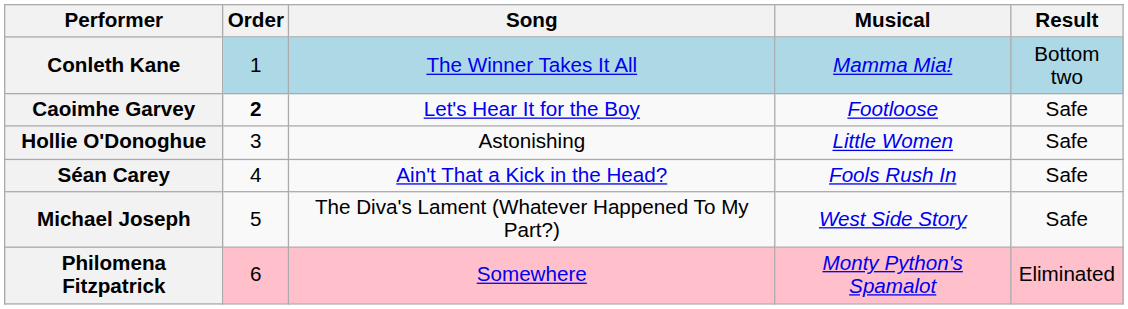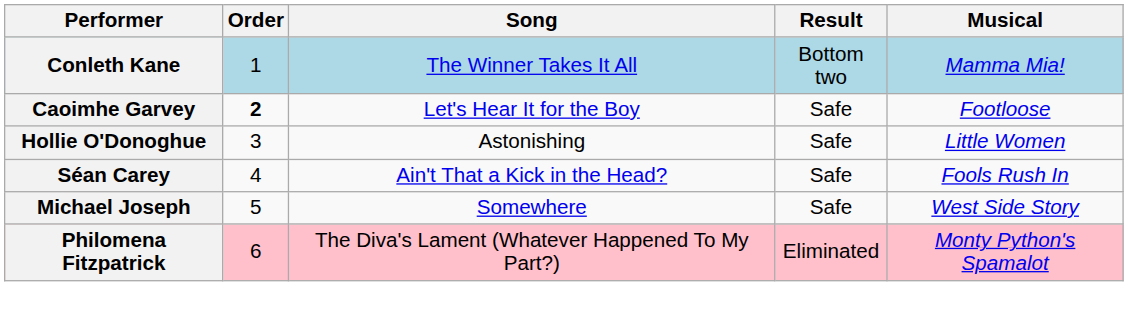columns swapped: (893, 20) <-> (1067, 20)
(532, 219) The Diva's Lament (Whatever Happened To My Part?) -> (532, 207) Somewhere
(532, 275) Somewhere -> (532, 252) The Diva's Lament (Whatever Happened To My Part?)
